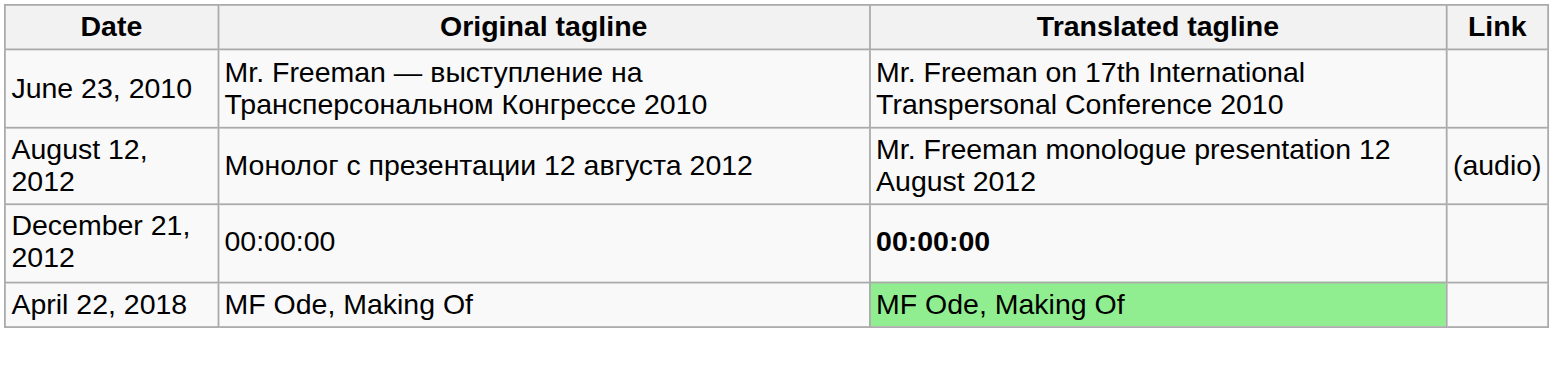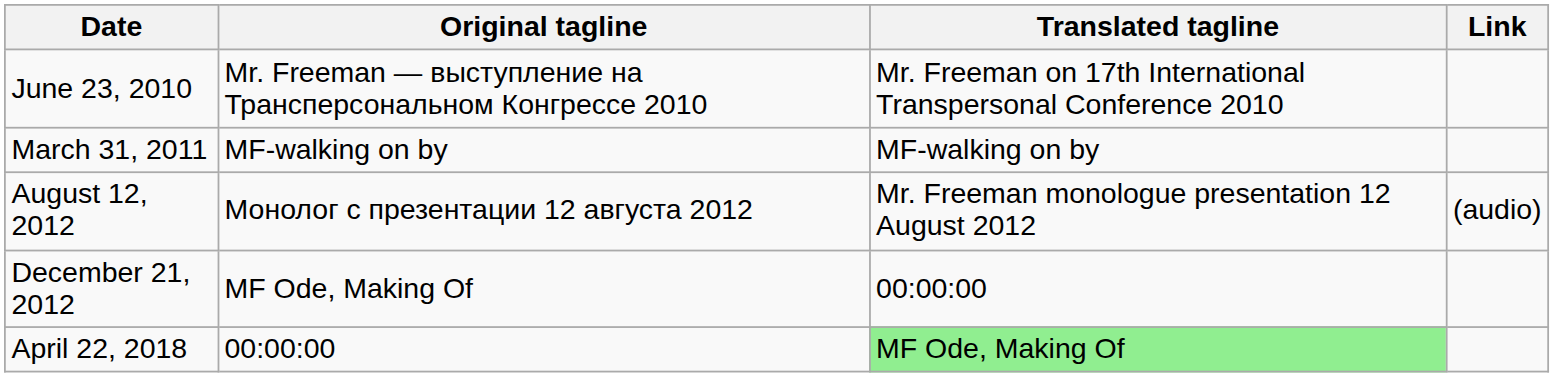+ row: (109, 149)
(280, 242) 00:00:00 -> (349, 287) MF Ode, Making Of
(933, 242) bold -> (932, 287) normal
(349, 303) MF Ode, Making Of -> (280, 349) 00:00:00
